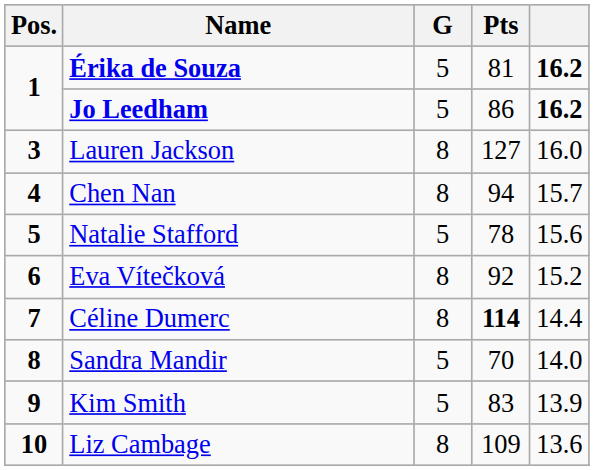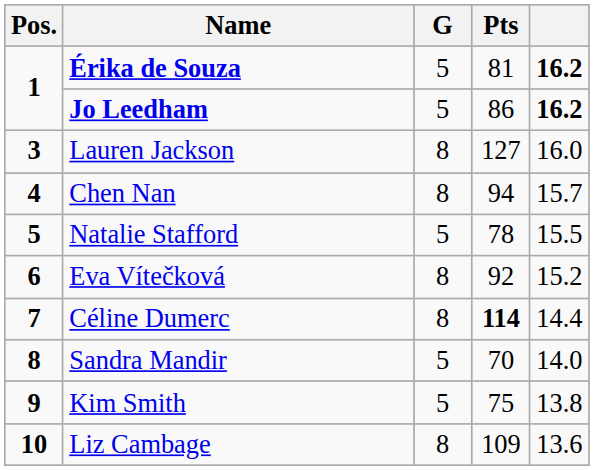(559, 234) 15.6 -> (559, 234) 15.5
(501, 402) 83 -> (501, 402) 75
(559, 402) 13.9 -> (559, 402) 13.8
